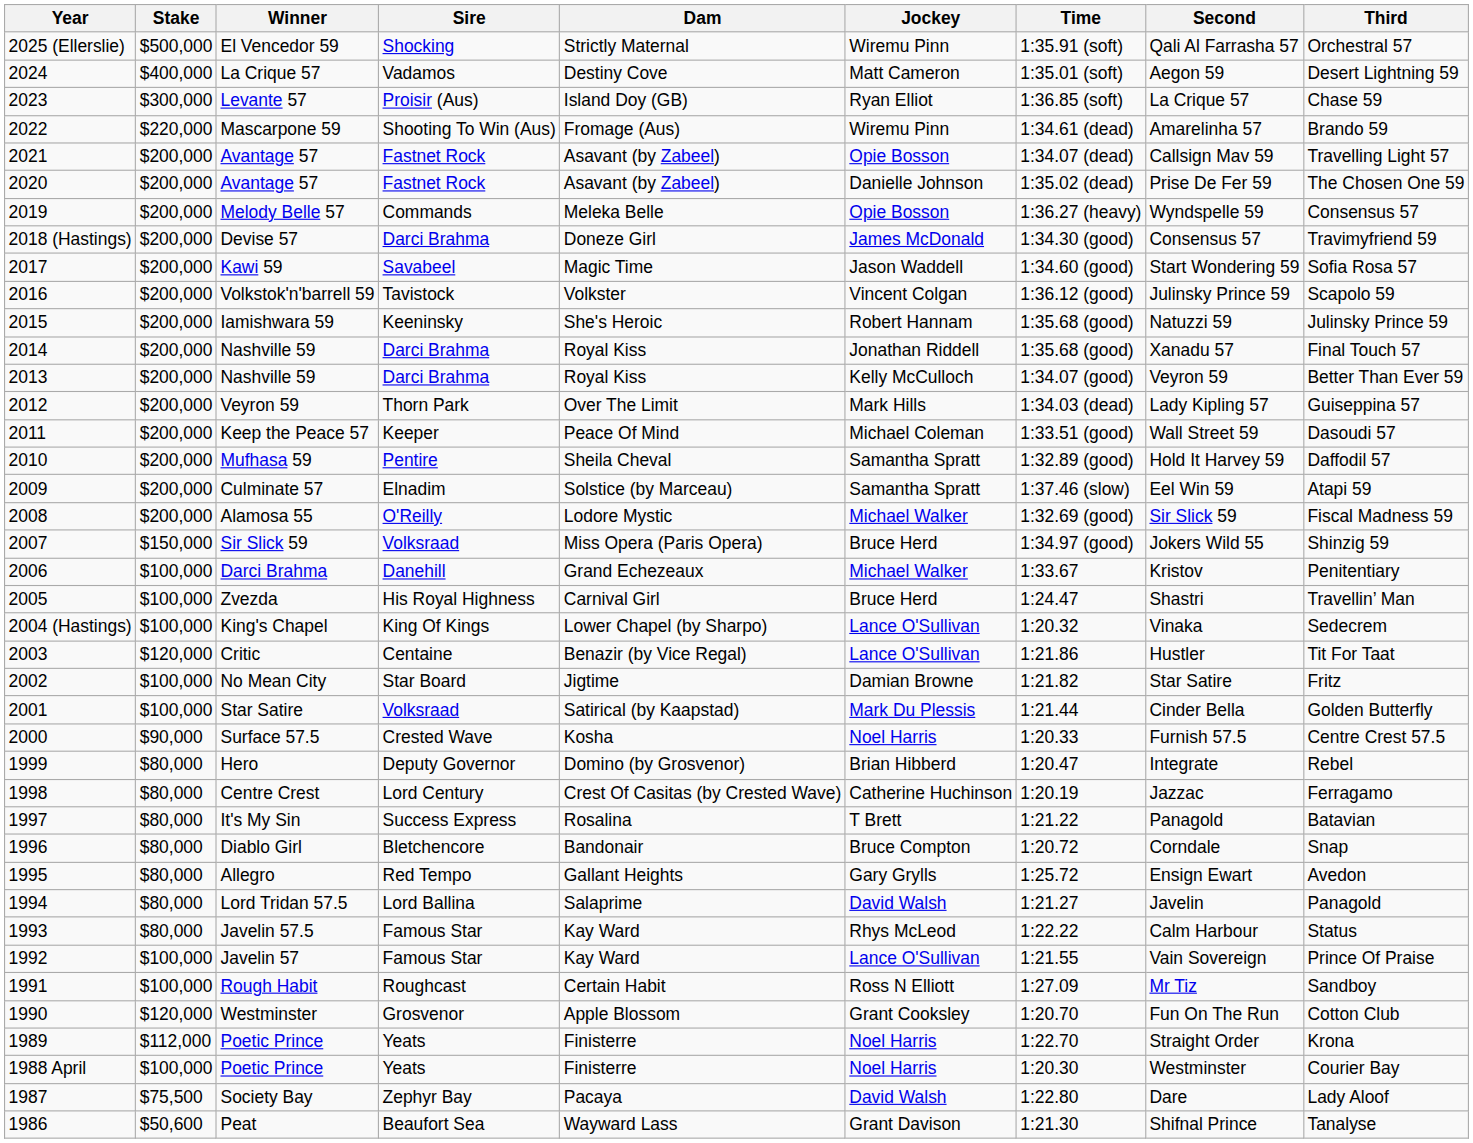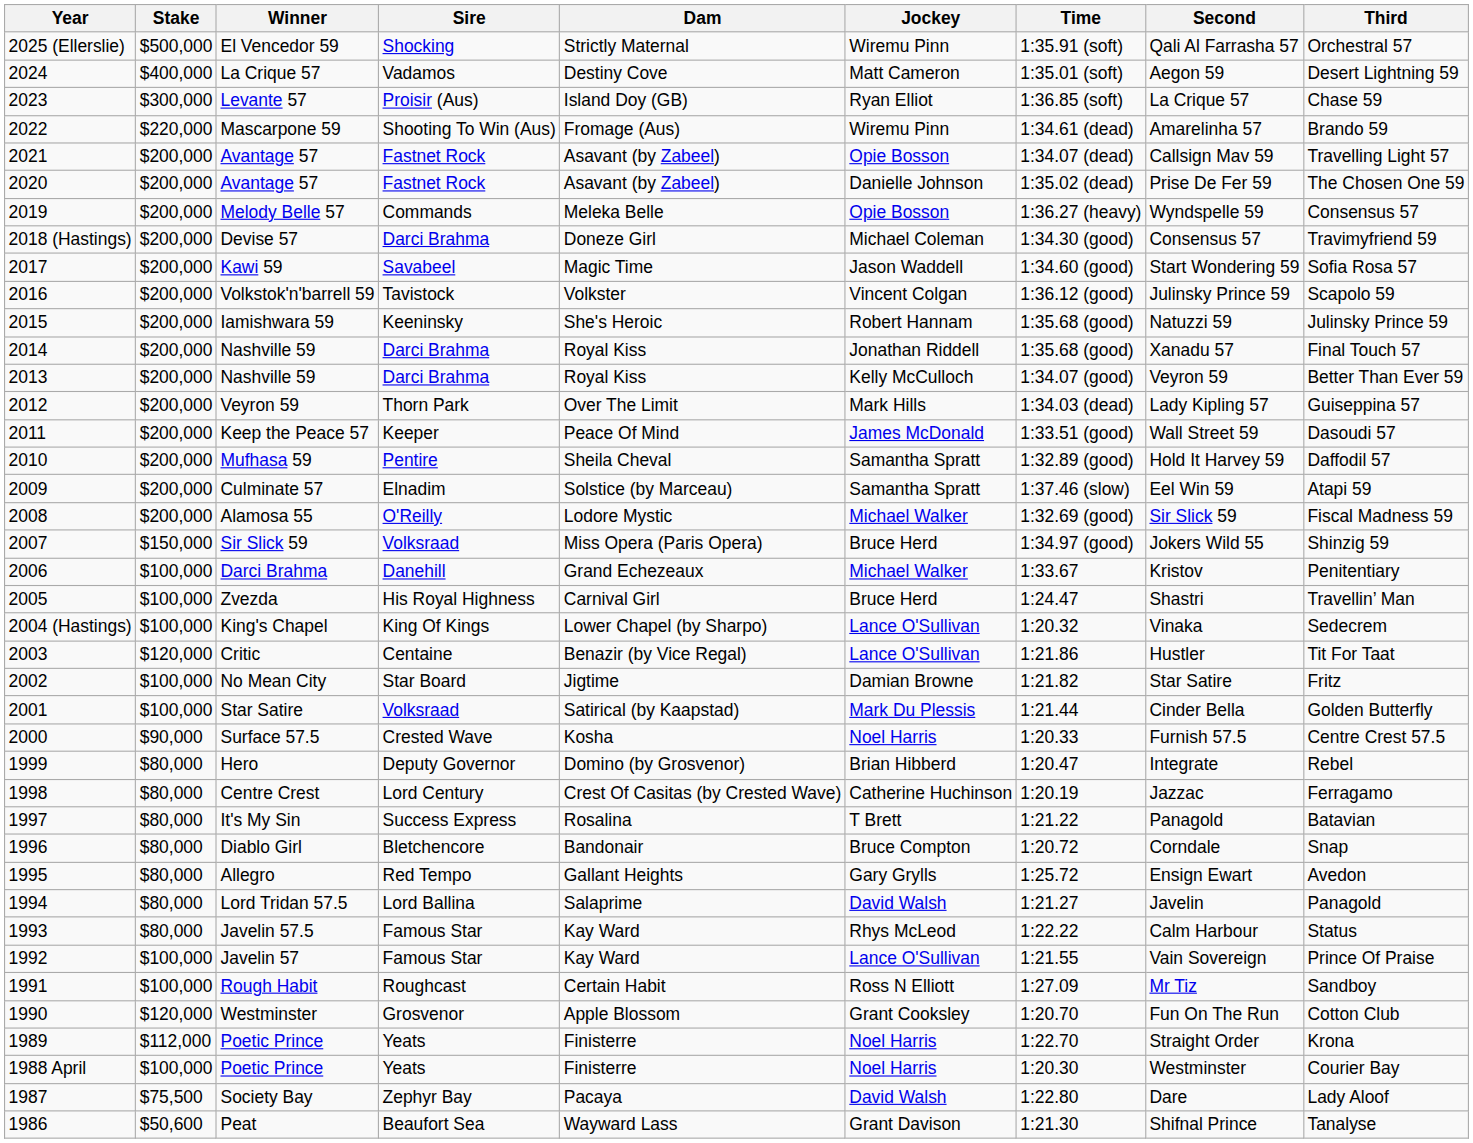(917, 239) James McDonald -> (917, 239) Michael Coleman
(917, 433) Michael Coleman -> (917, 433) James McDonald
